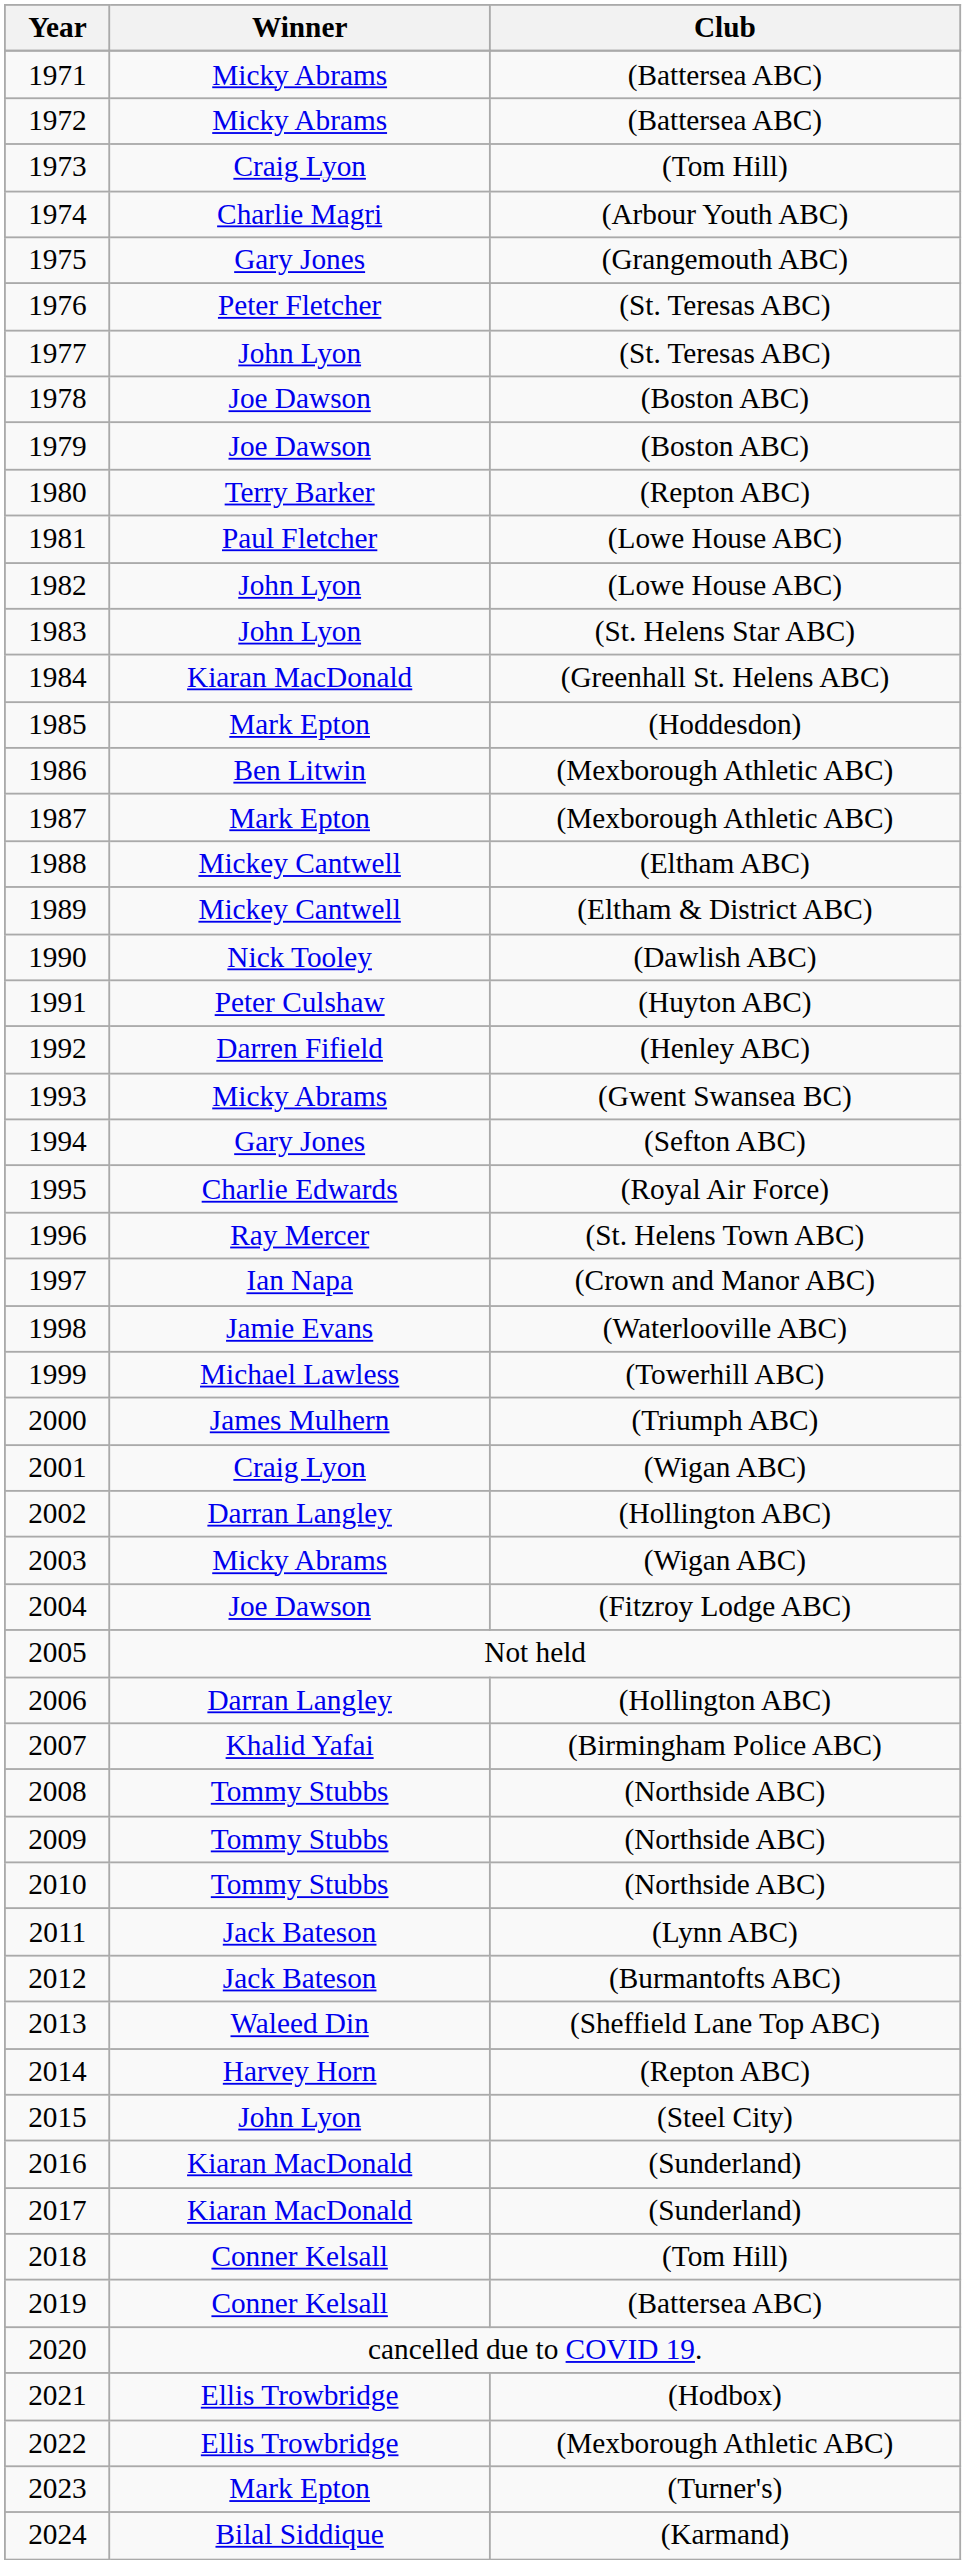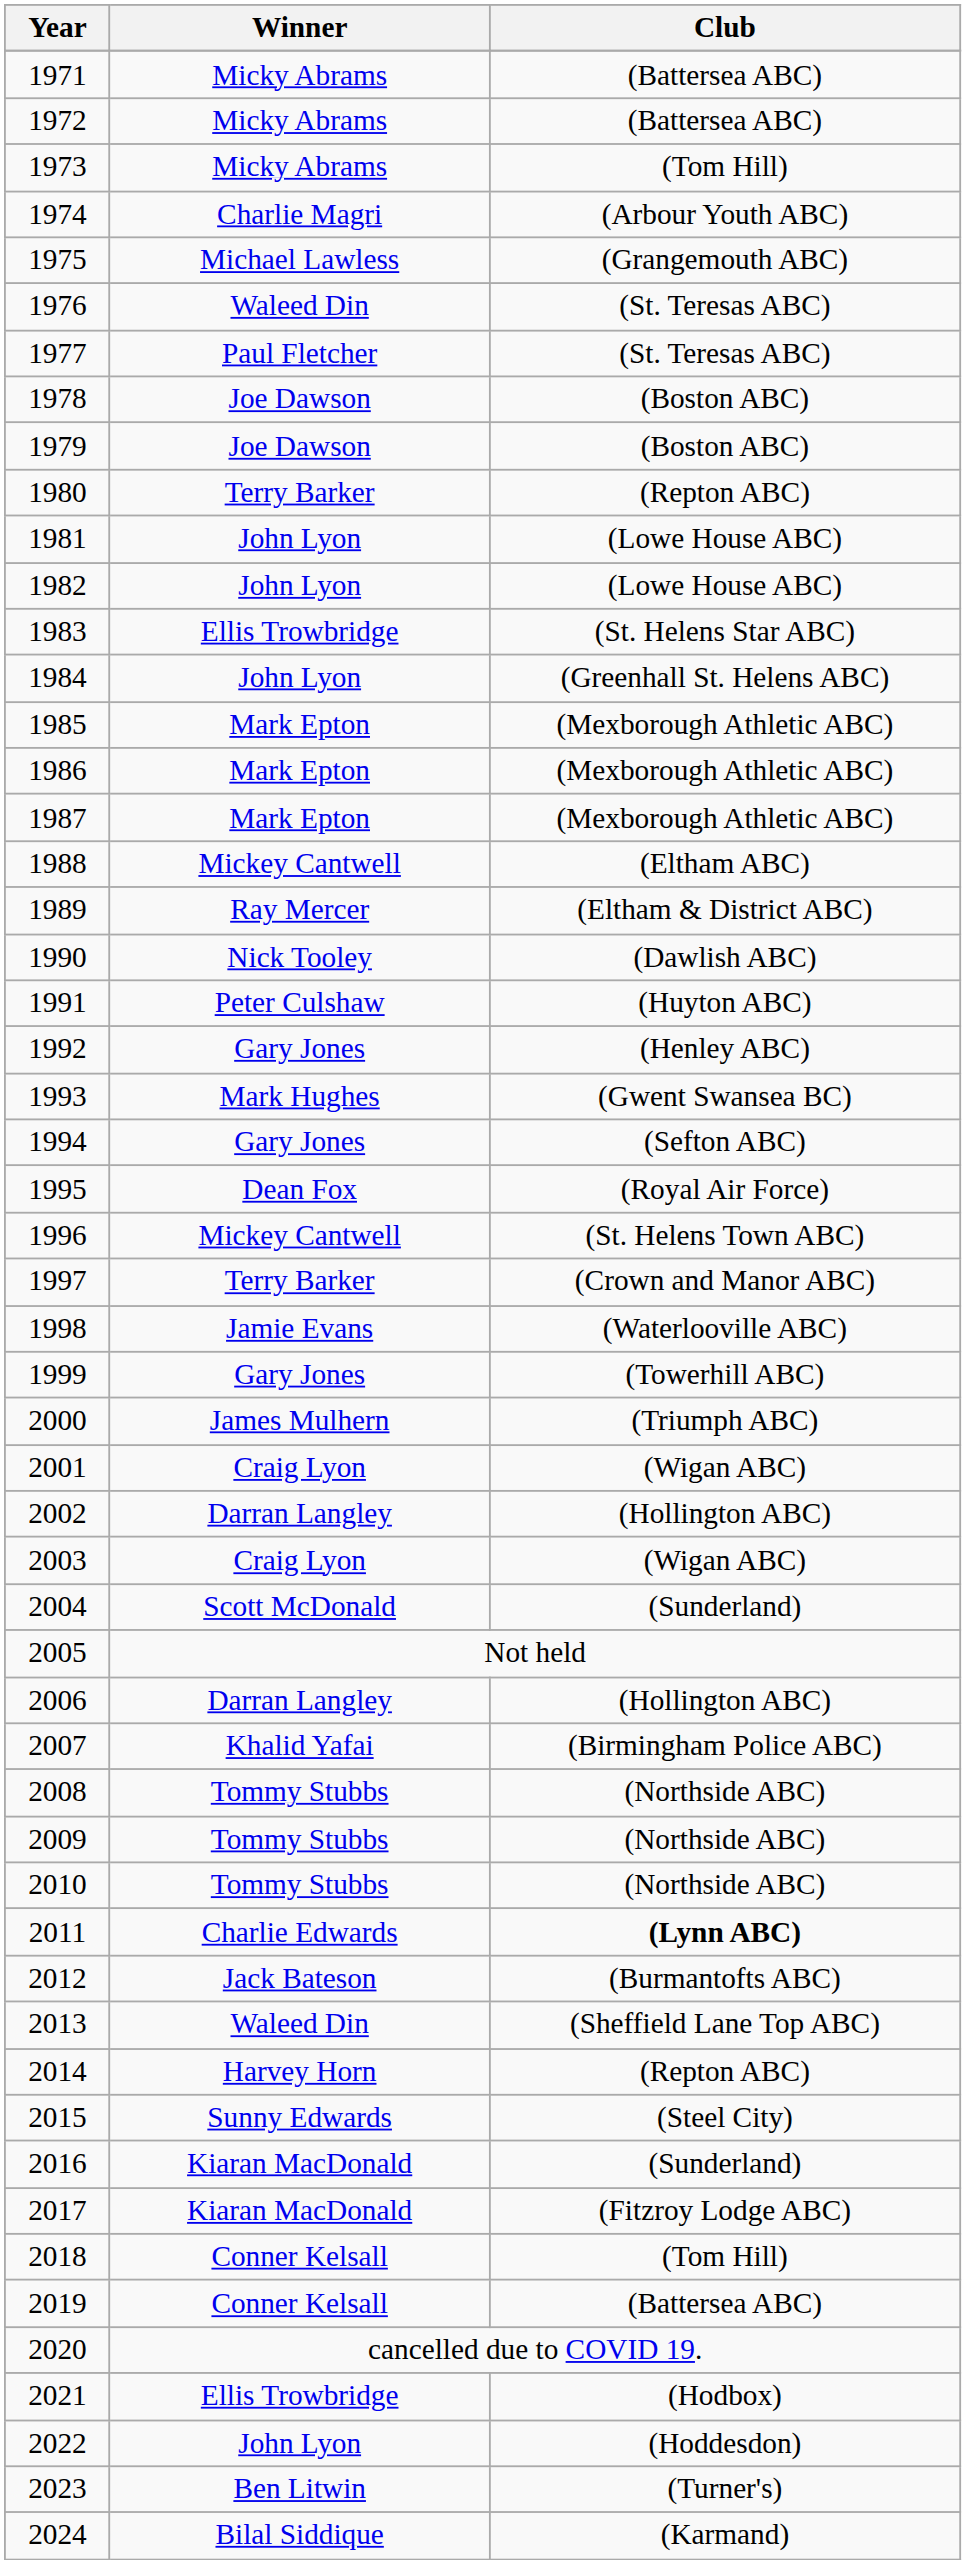(300, 167) Craig Lyon -> (300, 167) Micky Abrams
(300, 259) Gary Jones -> (300, 259) Michael Lawless
(300, 306) Peter Fletcher -> (300, 306) Waleed Din
(300, 352) John Lyon -> (300, 352) Paul Fletcher
(300, 538) Paul Fletcher -> (300, 538) John Lyon
(300, 631) John Lyon -> (300, 631) Ellis Trowbridge
(300, 677) Kiaran MacDonald -> (300, 677) John Lyon
(725, 724) (Hoddesdon) -> (725, 724) (Mexborough Athletic ABC)
(300, 770) Ben Litwin -> (300, 770) Mark Epton
(300, 910) Mickey Cantwell -> (300, 910) Ray Mercer
(300, 1049) Darren Fifield -> (300, 1049) Gary Jones
(300, 1095) Micky Abrams -> (300, 1095) Mark Hughes
(300, 1188) Charlie Edwards -> (300, 1188) Dean Fox
(300, 1235) Ray Mercer -> (300, 1235) Mickey Cantwell
(300, 1281) Ian Napa -> (300, 1281) Terry Barker
(300, 1374) Michael Lawless -> (300, 1374) Gary Jones
(300, 1560) Micky Abrams -> (300, 1560) Craig Lyon
(300, 1606) Joe Dawson -> (300, 1606) Scott McDonald
(725, 1606) (Fitzroy Lodge ABC) -> (725, 1606) (Sunderland)
(300, 1931) Jack Bateson -> (300, 1931) Charlie Edwards
(725, 1931) normal -> (725, 1931) bold
(300, 2117) John Lyon -> (300, 2117) Sunny Edwards
(725, 2210) (Sunderland) -> (725, 2210) (Fitzroy Lodge ABC)
(300, 2442) Ellis Trowbridge -> (300, 2442) John Lyon
(725, 2442) (Mexborough Athletic ABC) -> (725, 2442) (Hoddesdon)
(300, 2488) Mark Epton -> (300, 2488) Ben Litwin
